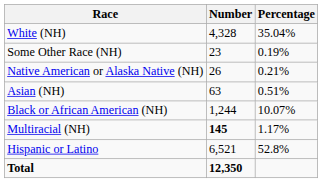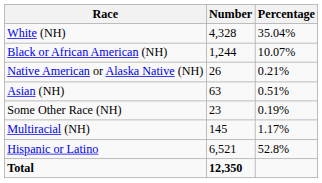rows swapped: (87, 110) <-> (64, 52)
(218, 129) bold -> (218, 129) normal
